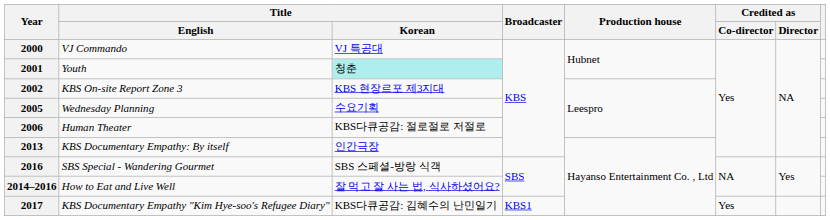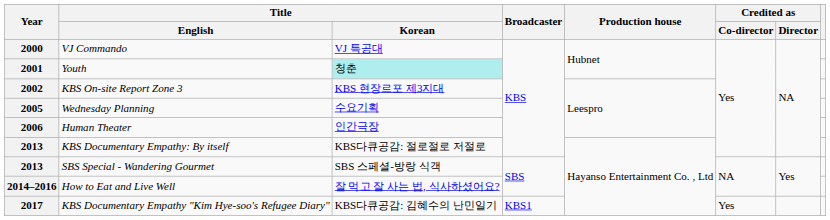(410, 127) KBS다큐공감: 절로절로 저절로 -> (357, 127) 인간극장
(357, 146) 인간극장 -> (410, 146) KBS다큐공감: 절로절로 저절로
(32, 166) 2016 -> (32, 166) 2013
